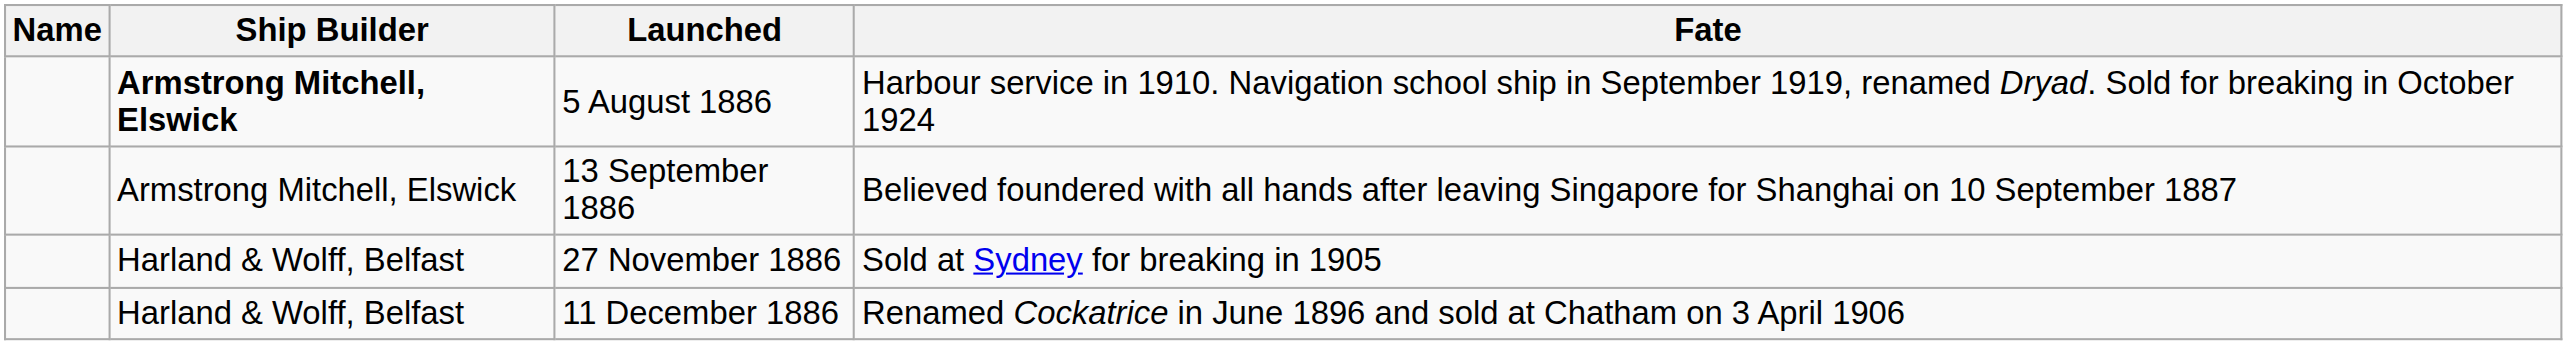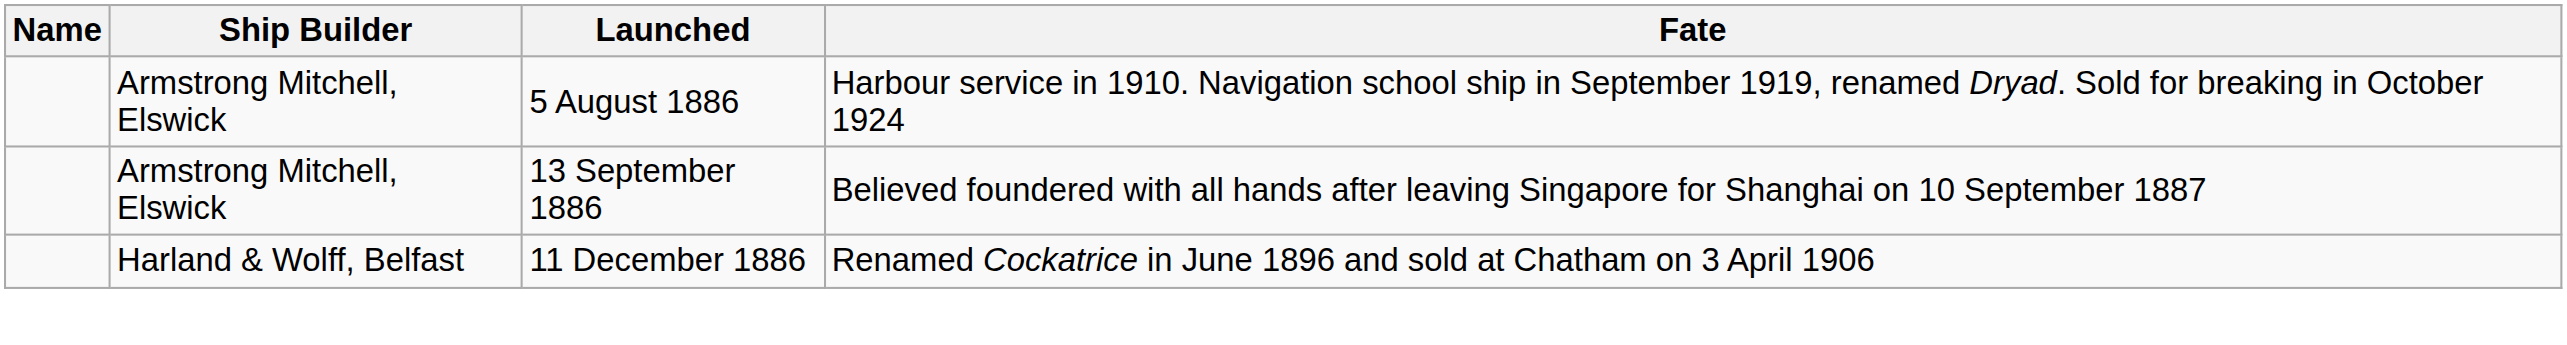(271, 100) bold -> (257, 100) normal
- row: (702, 260)
